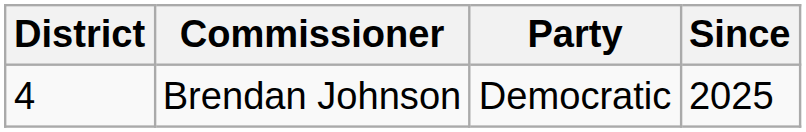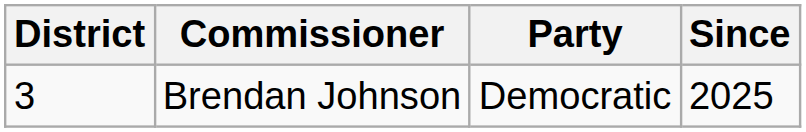(25, 95) 4 -> (25, 95) 3
